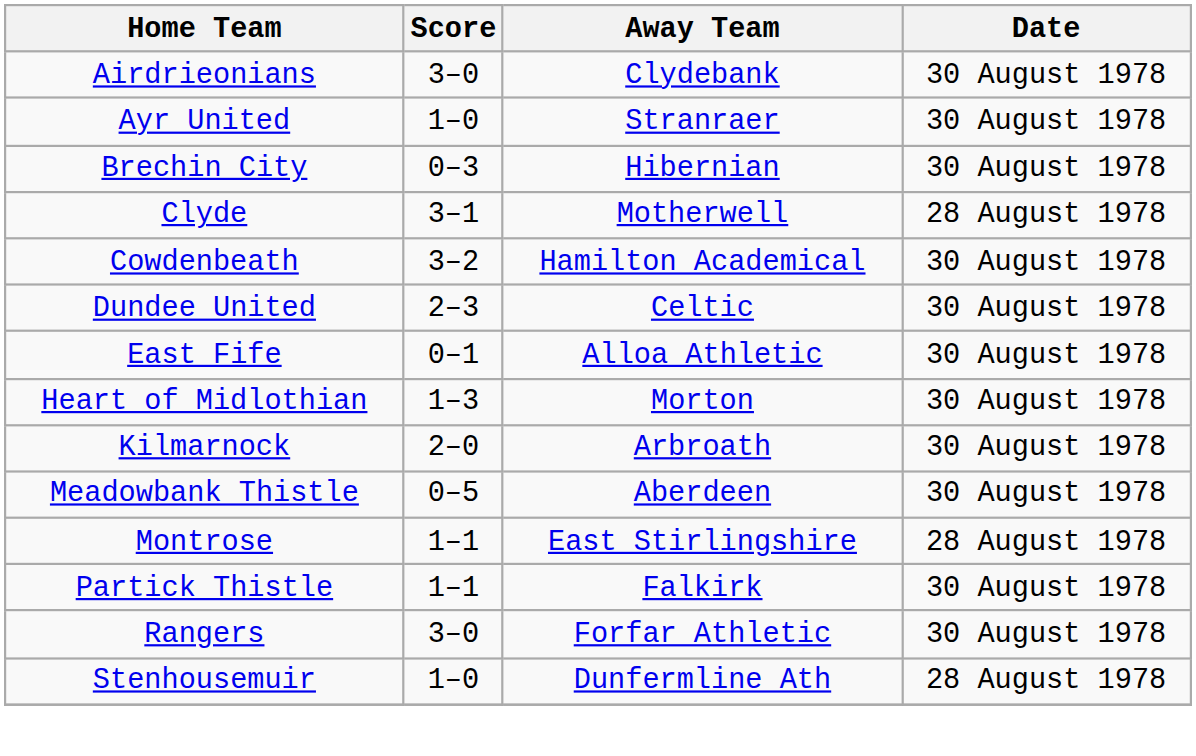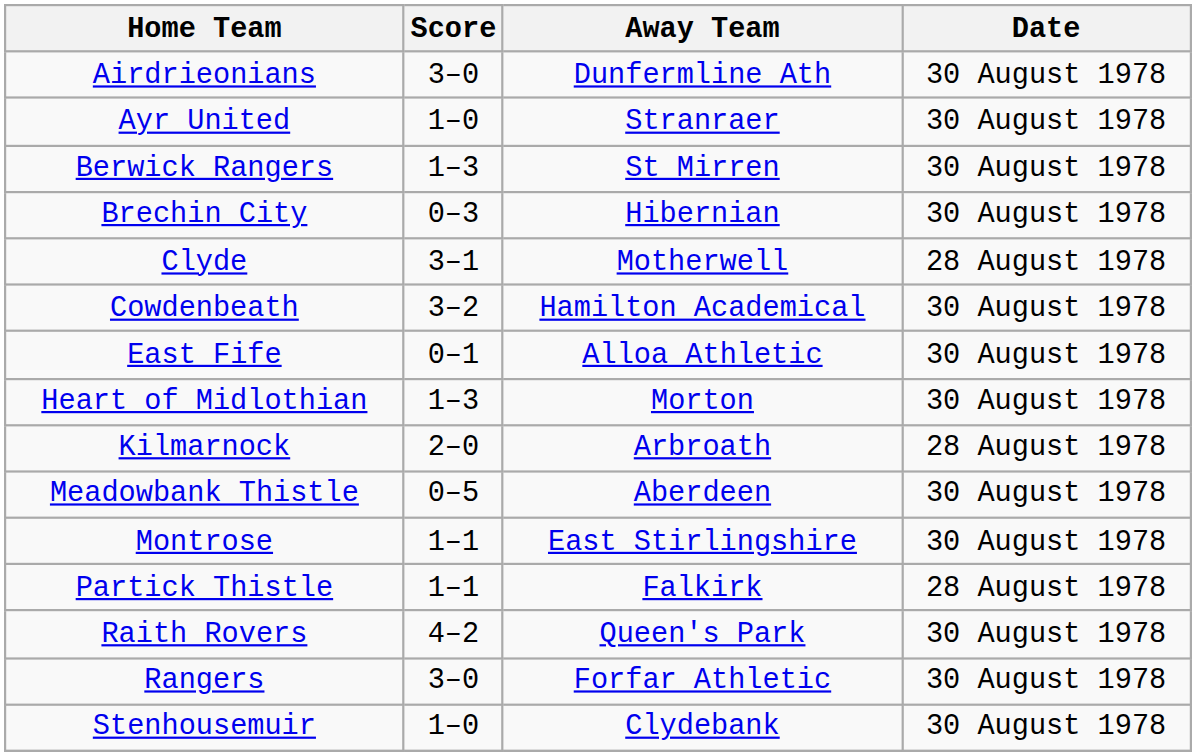(702, 75) Clydebank -> (702, 75) Dunfermline Ath
+ row: (204, 168)
- row: (204, 308)
(1046, 448) 30 August 1978 -> (1046, 448) 28 August 1978
(1046, 541) 28 August 1978 -> (1046, 541) 30 August 1978
(1046, 588) 30 August 1978 -> (1046, 588) 28 August 1978
+ row: (204, 634)
(702, 681) Dunfermline Ath -> (702, 728) Clydebank
(1046, 681) 28 August 1978 -> (1046, 728) 30 August 1978
